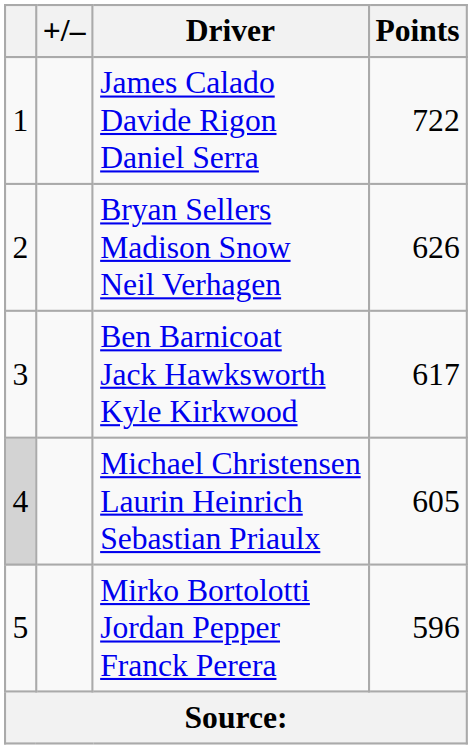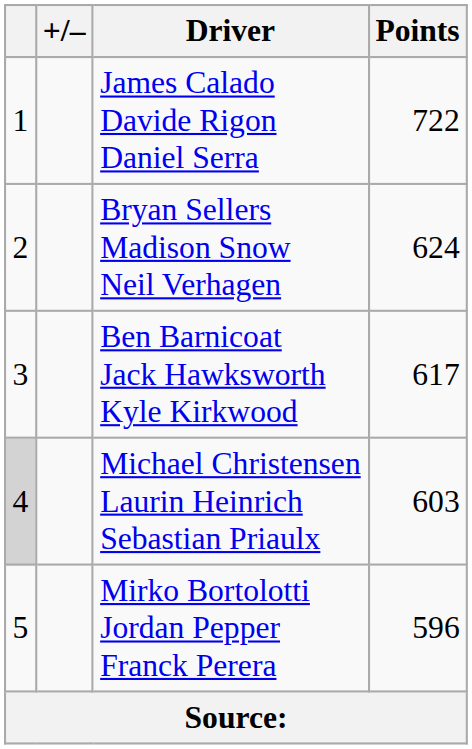(436, 247) 626 -> (436, 247) 624
(436, 501) 605 -> (436, 501) 603
